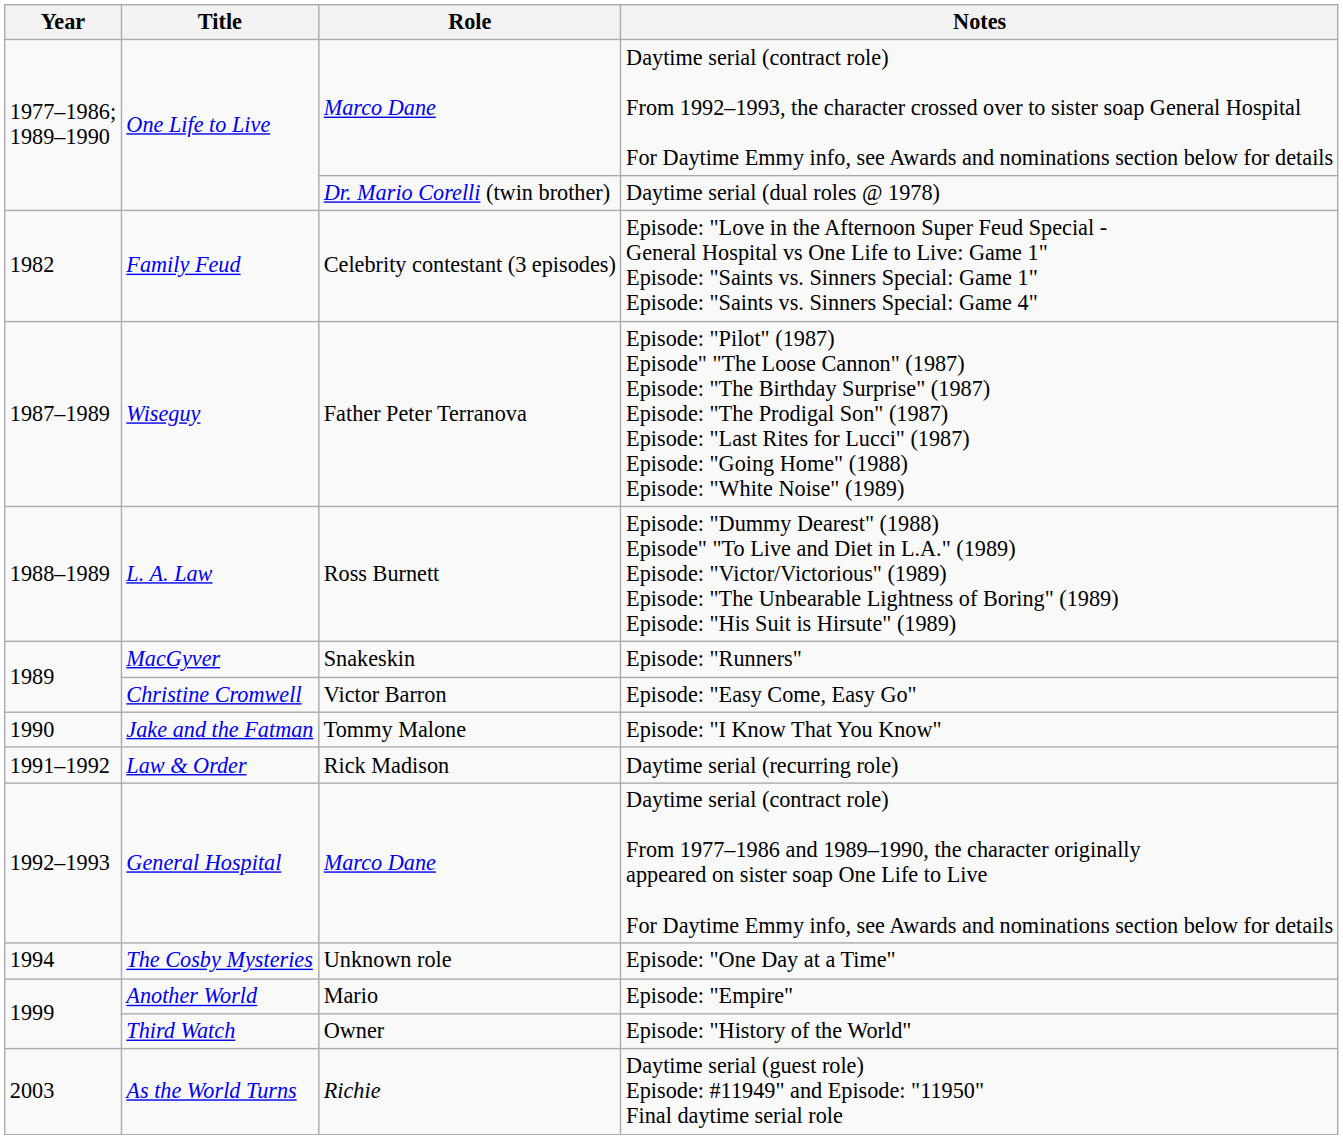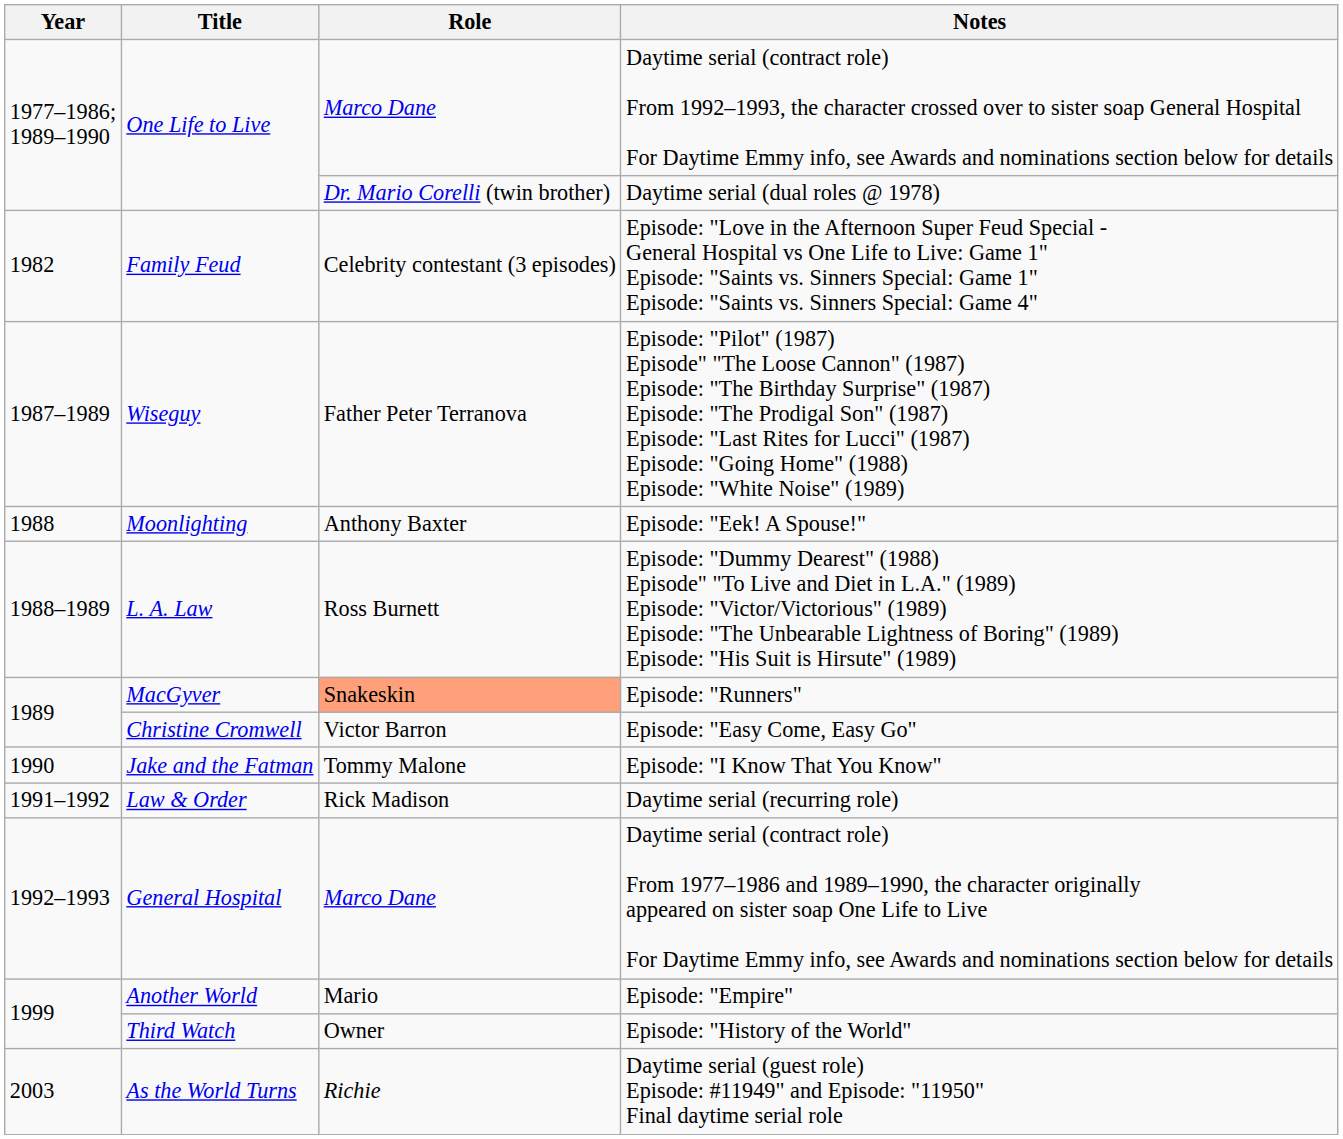+ row: (746, 523)
(369, 659) no background -> (369, 694) lightsalmon background
- row: (761, 960)
